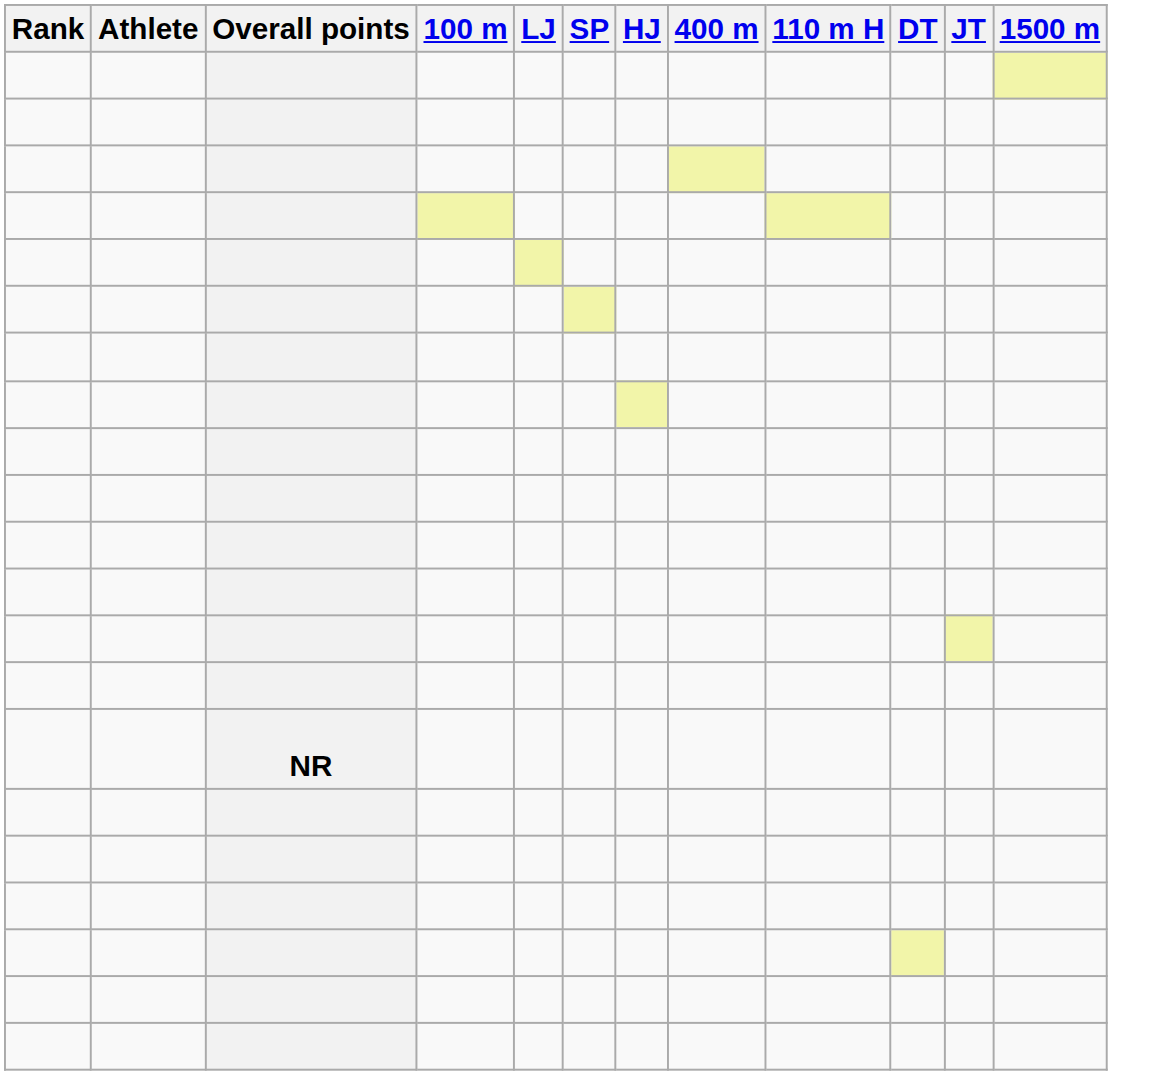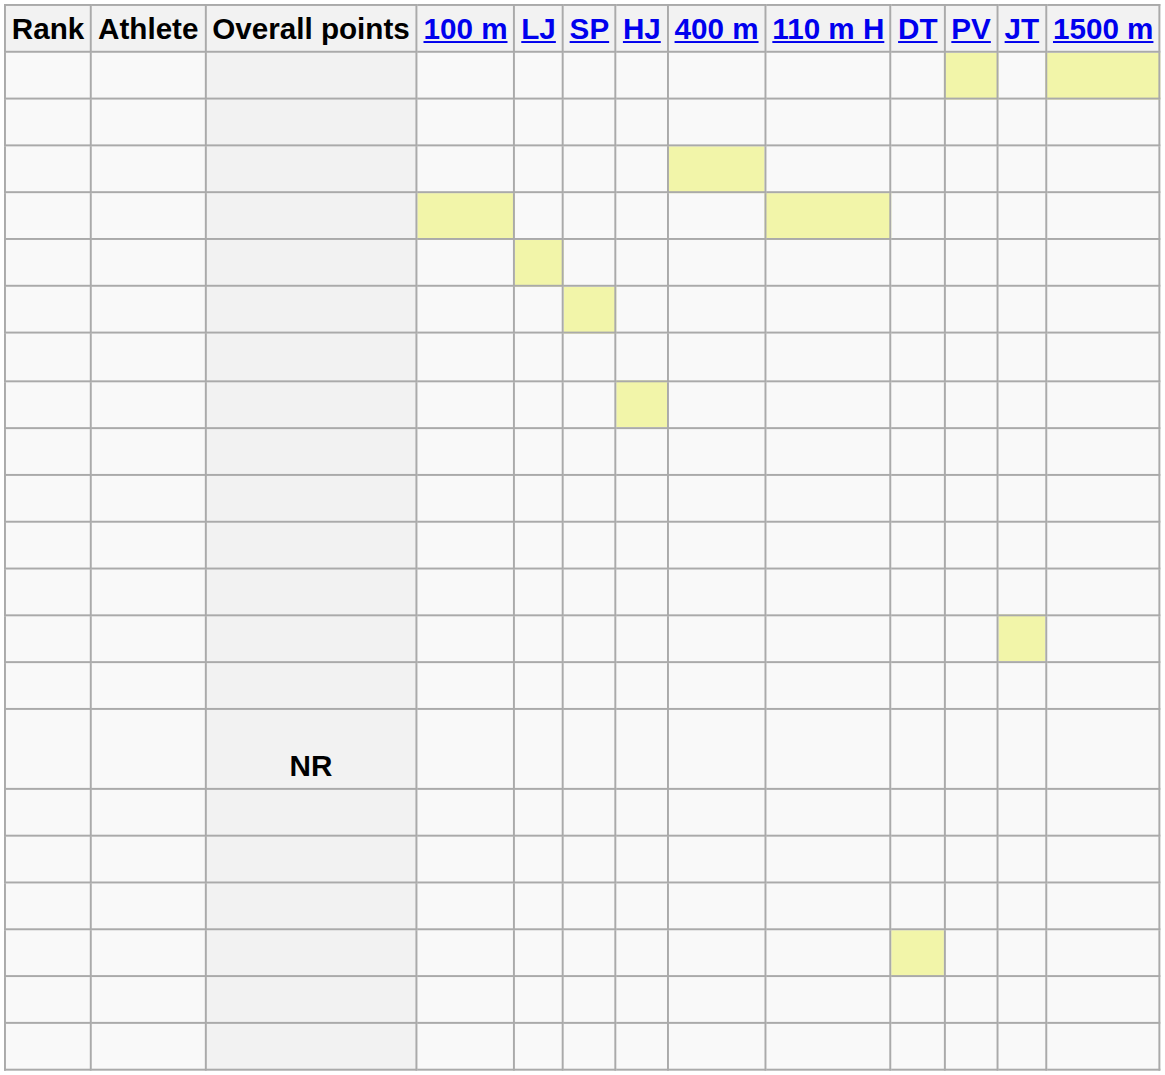+ column: (971, 29)
